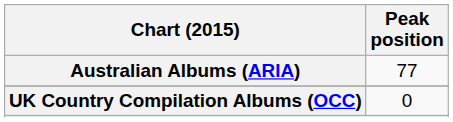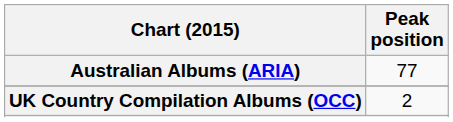(407, 100) 0 -> (407, 100) 2
